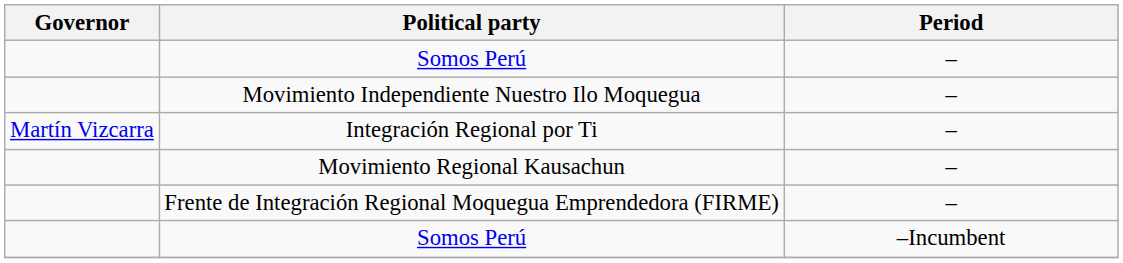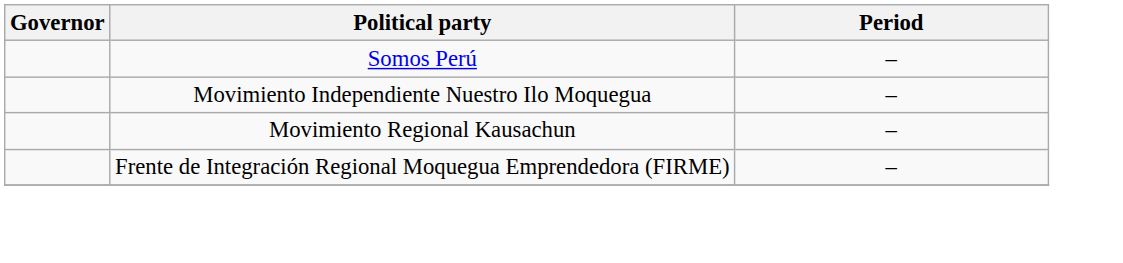- row: (472, 130)
- row: (472, 238)
